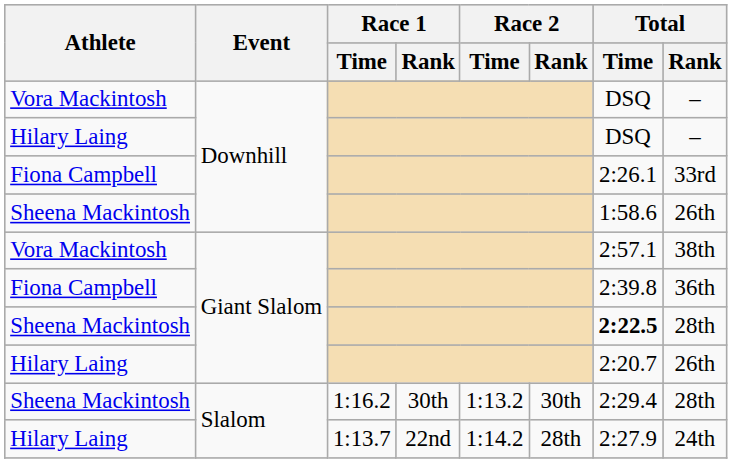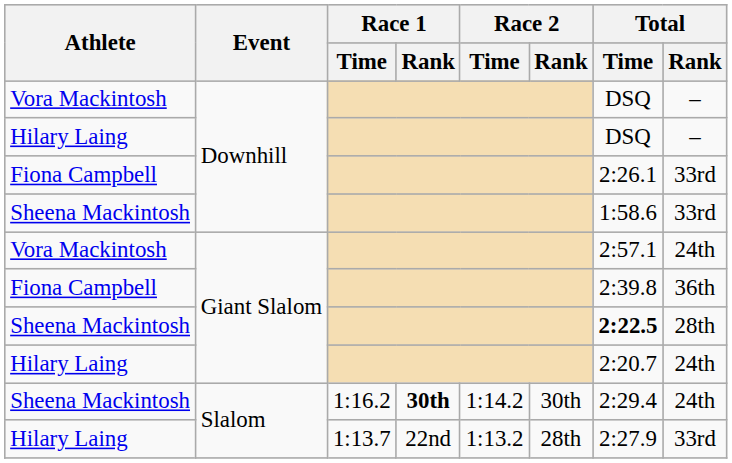(695, 212) 26th -> (695, 212) 33rd
(695, 250) 38th -> (695, 250) 24th
(695, 363) 26th -> (695, 363) 24th
(428, 401) normal -> (428, 401) bold
(495, 401) 1:13.2 -> (495, 401) 1:14.2
(695, 401) 28th -> (695, 401) 24th
(495, 439) 1:14.2 -> (495, 439) 1:13.2
(695, 439) 24th -> (695, 439) 33rd
